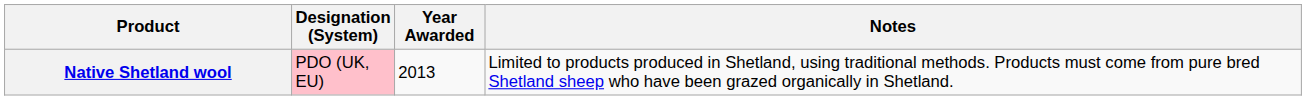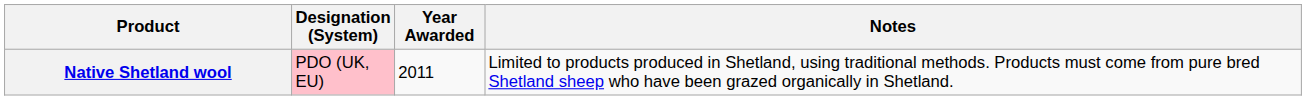(417, 72) 2013 -> (416, 72) 2011
